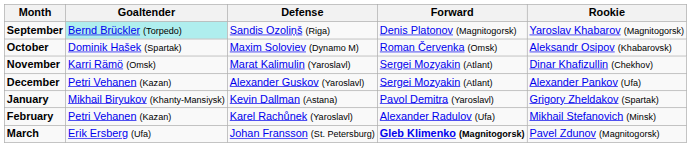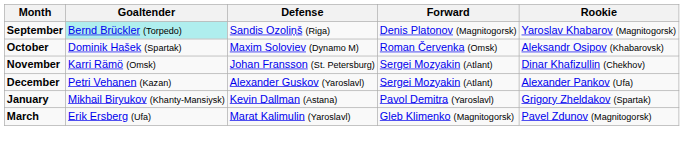(290, 64) Marat Kalimulin (Yaroslavl) -> (302, 64) Johan Fransson (St. Petersburg)
- row: (30, 116)
(302, 133) Johan Fransson (St. Petersburg) -> (290, 116) Marat Kalimulin (Yaroslavl)
(452, 133) bold -> (447, 116) normal
